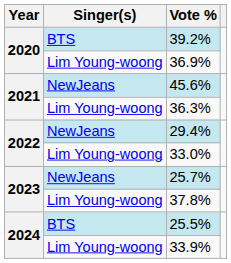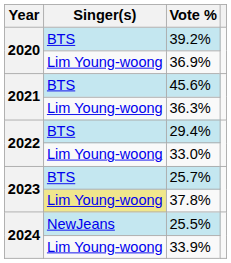(81, 85) NewJeans -> (61, 85) BTS
(81, 131) NewJeans -> (61, 131) BTS
(81, 177) NewJeans -> (61, 177) BTS
(105, 200) no background -> (105, 200) khaki background
(61, 223) BTS -> (81, 223) NewJeans
